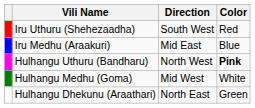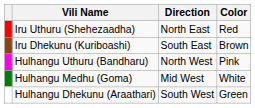(187, 29) South West -> (185, 29) North East
- row: (62, 45)
+ row: (73, 45)
(230, 62) bold -> (229, 62) normal
(185, 95) North East -> (187, 95) South West
